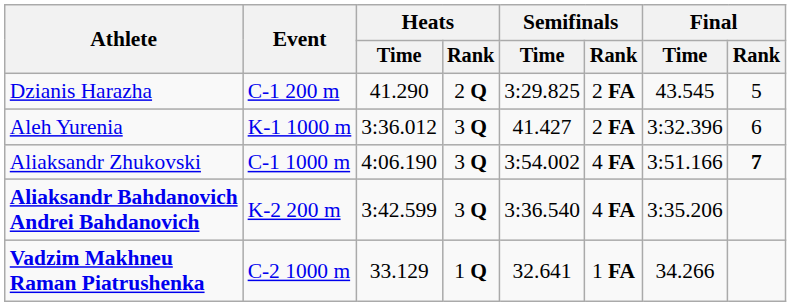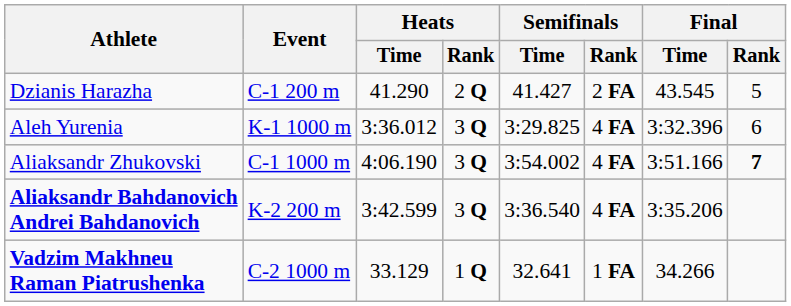(542, 91) 3:29.825 -> (542, 91) 41.427
(542, 126) 41.427 -> (542, 126) 3:29.825
(614, 126) 2 FA -> (614, 126) 4 FA
